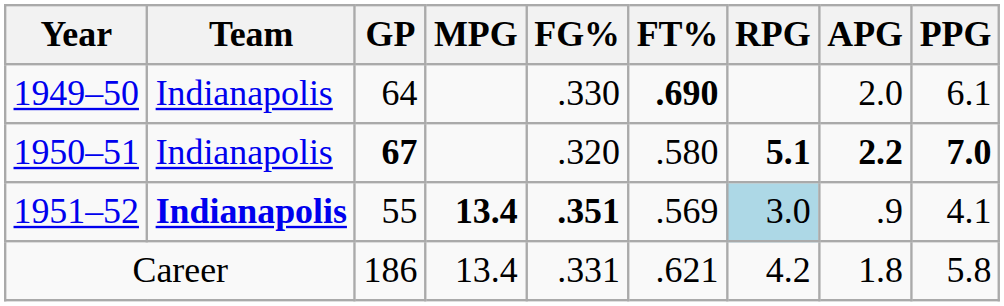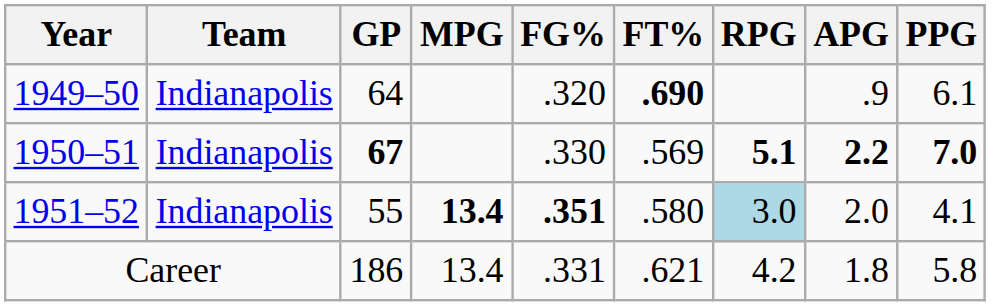(589, 93) .330 -> (574, 93) .320
(881, 93) 2.0 -> (875, 93) .9
(589, 152) .320 -> (574, 152) .330
(687, 152) .580 -> (673, 152) .569
(251, 211) bold -> (244, 211) normal
(687, 211) .569 -> (673, 211) .580
(890, 211) .9 -> (866, 211) 2.0
